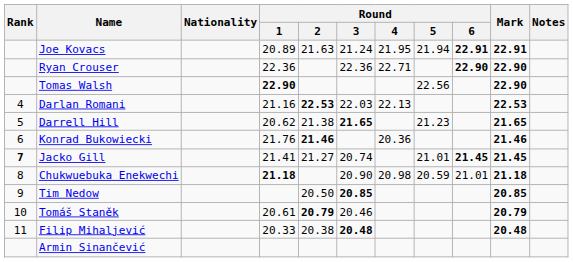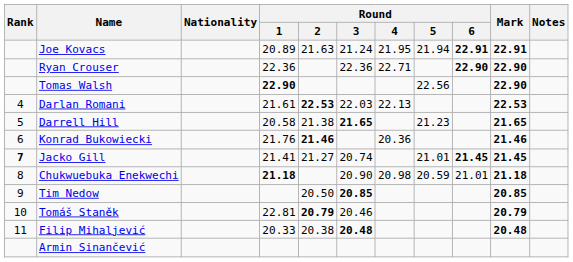(279, 103) 21.16 -> (279, 103) 21.61
(279, 121) 20.62 -> (279, 121) 20.58
(279, 212) 20.61 -> (279, 212) 22.81
